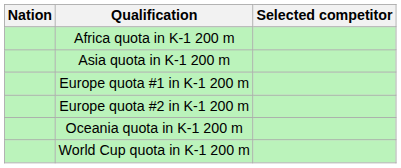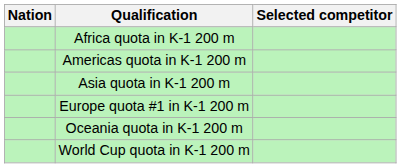+ row: (154, 60)
- row: (154, 106)
